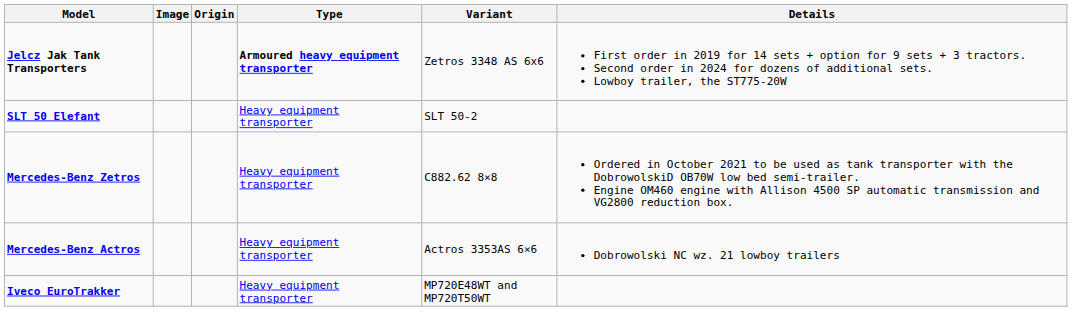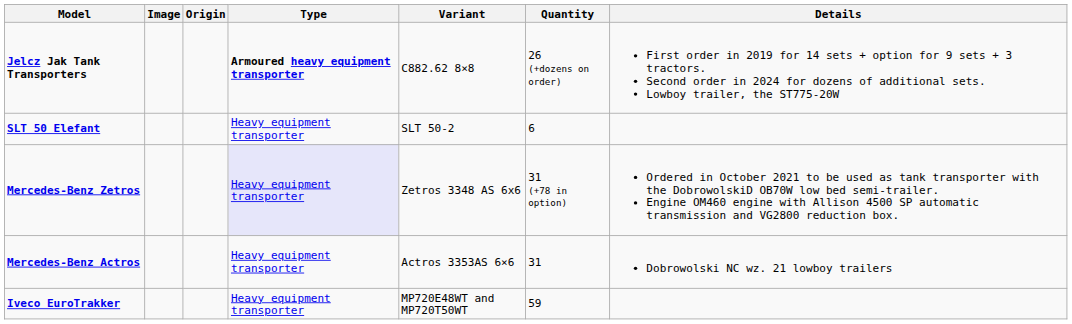+ column: (568, 13)
(484, 62) Zetros 3348 AS 6x6 -> (438, 68) C882.62 8×8
(289, 177) no background -> (281, 190) lavender background
(461, 177) C882.62 8×8 -> (461, 190) Zetros 3348 AS 6x6
